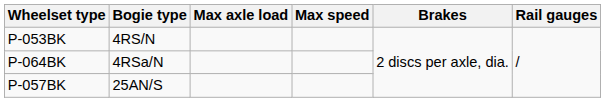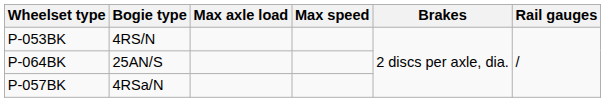(138, 62) 4RSa/N -> (138, 62) 25AN/S
(138, 85) 25AN/S -> (138, 85) 4RSa/N
